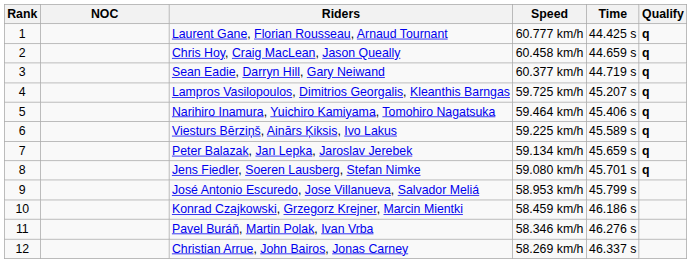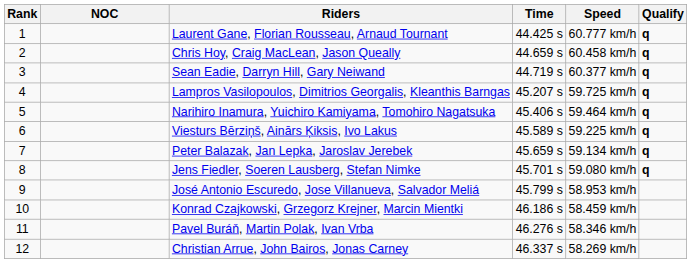columns swapped: (613, 14) <-> (550, 14)
